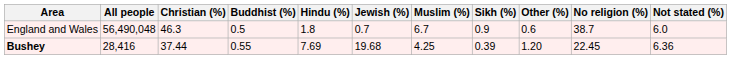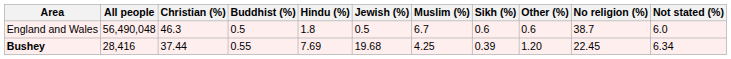(362, 29) 0.7 -> (362, 29) 0.5
(482, 29) 0.9 -> (482, 29) 0.6
(663, 46) 6.36 -> (663, 46) 6.34
